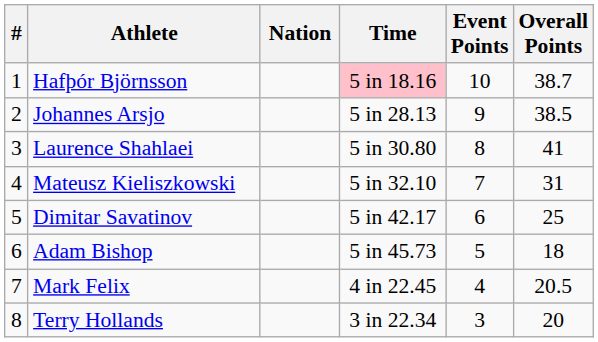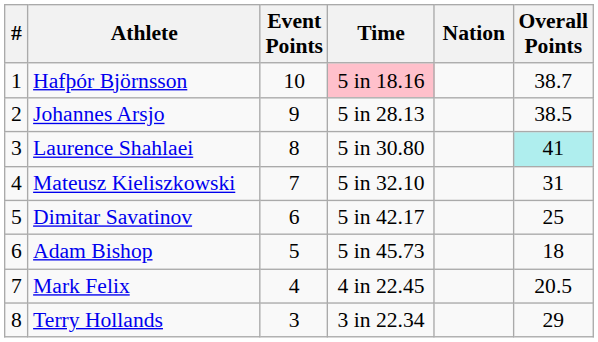columns swapped: (300, 33) <-> (480, 33)
(553, 148) no background -> (553, 148) paleturquoise background
(553, 319) 20 -> (553, 319) 29
